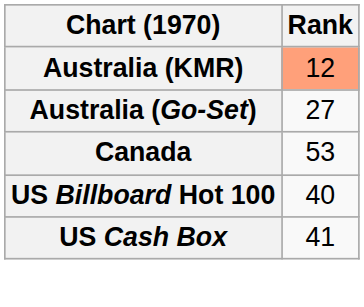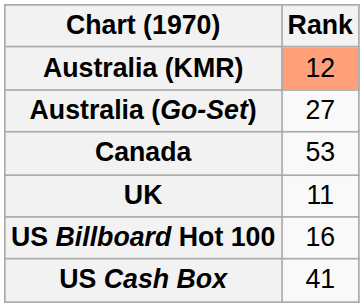+ row: (143, 195)
(320, 195) 40 -> (320, 237) 16
